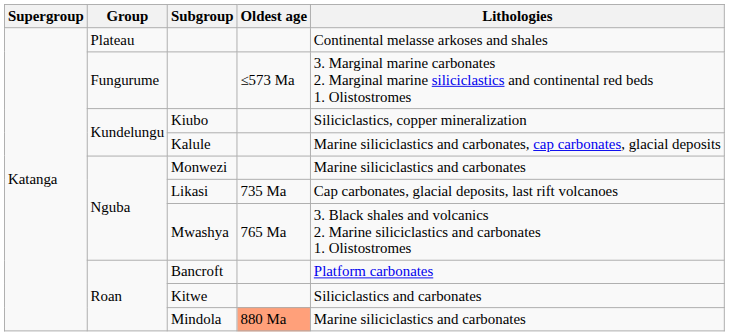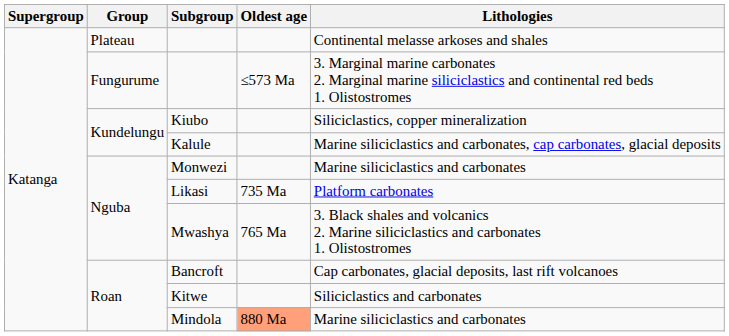(466, 191) Cap carbonates, glacial deposits, last rift volcanoes -> (374, 191) Platform carbonates
(374, 272) Platform carbonates -> (466, 272) Cap carbonates, glacial deposits, last rift volcanoes
